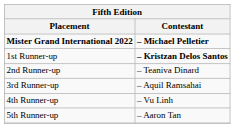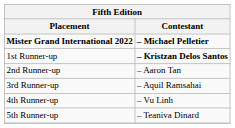(168, 70) – Teaniva Dinard -> (159, 70) – Aaron Tan
(159, 115) – Aaron Tan -> (168, 115) – Teaniva Dinard
